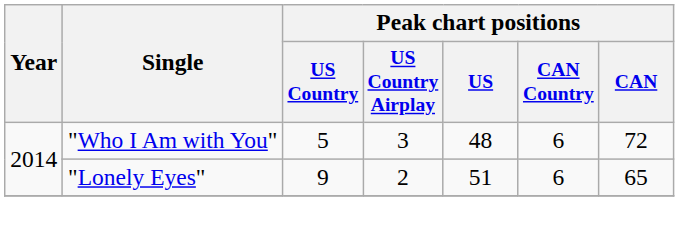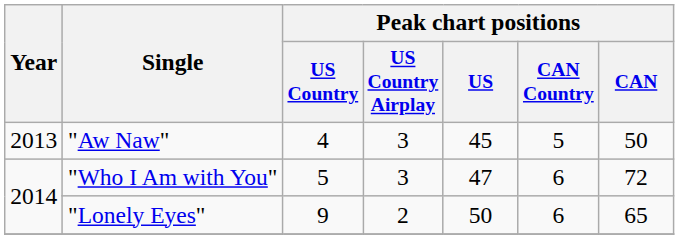+ row: (119, 140)
(481, 140) 48 -> (481, 177) 47
(481, 177) 51 -> (481, 214) 50
